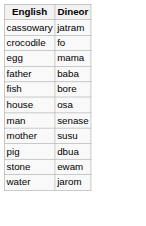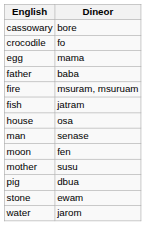(71, 27) jatram -> (67, 27) bore
+ row: (13, 89)
(67, 89) bore -> (71, 105) jatram
+ row: (19, 151)
